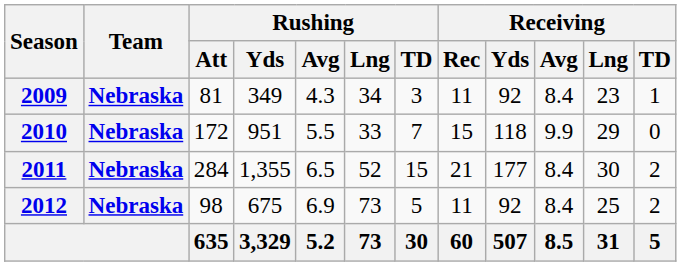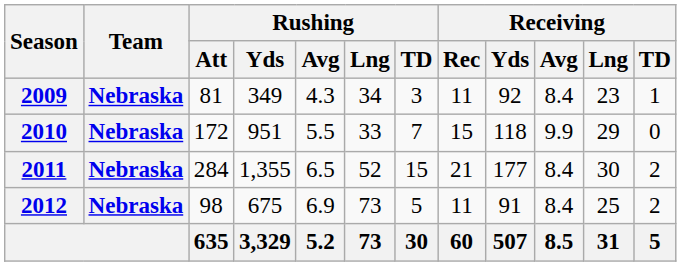(510, 205) 92 -> (510, 205) 91
